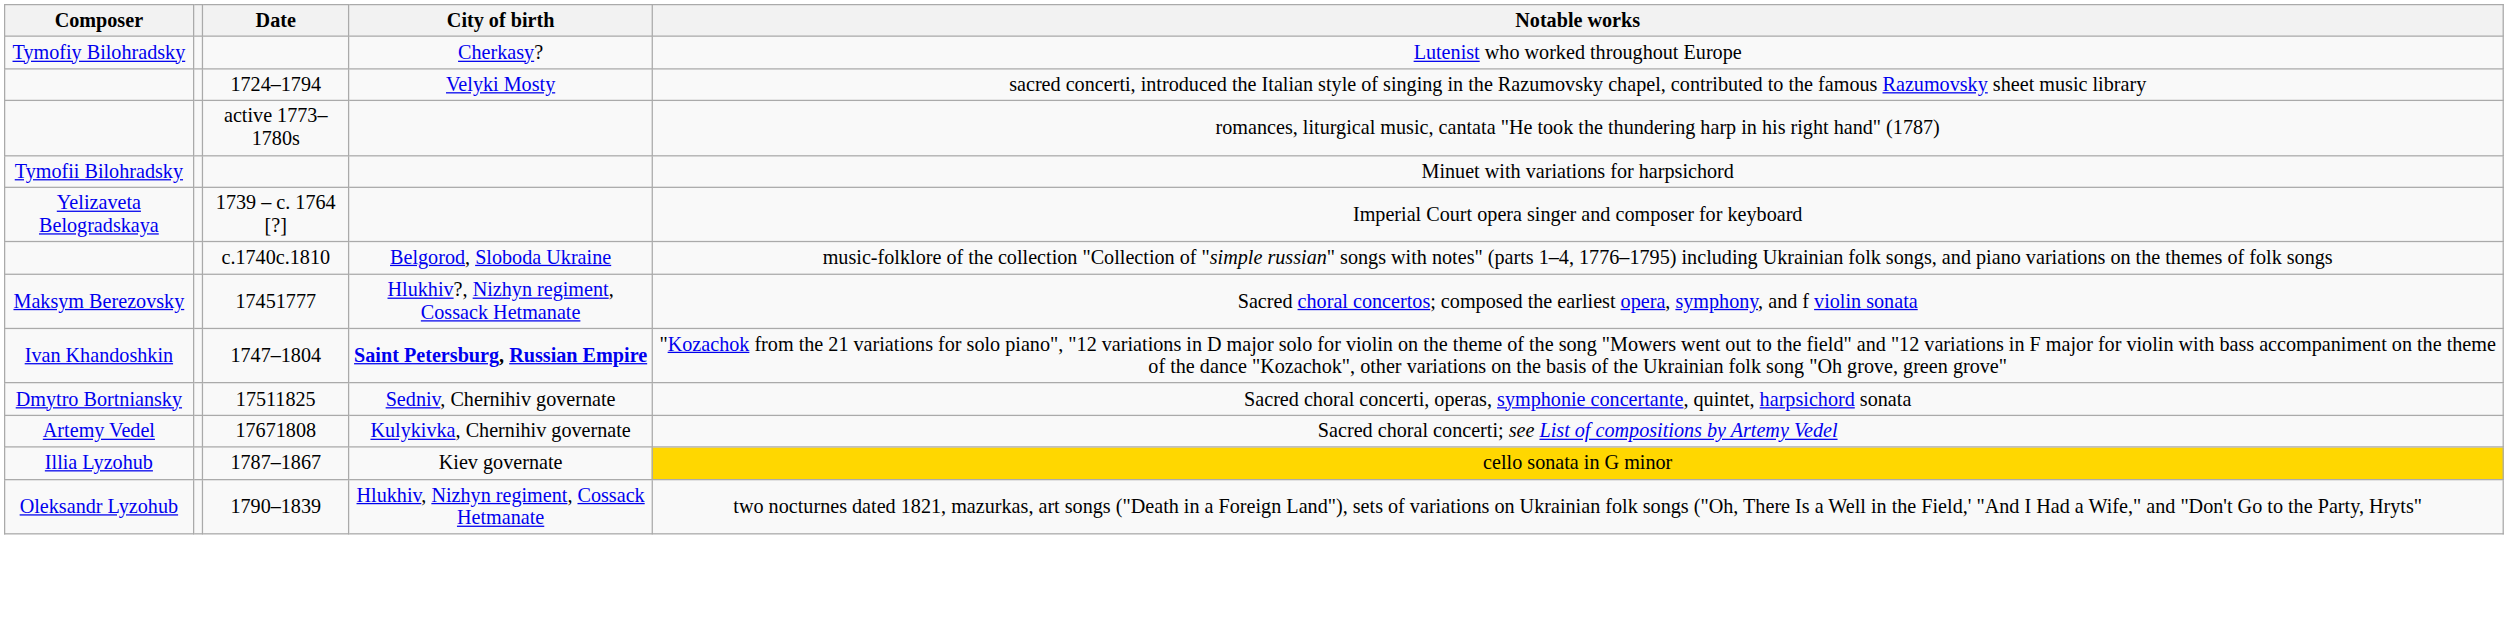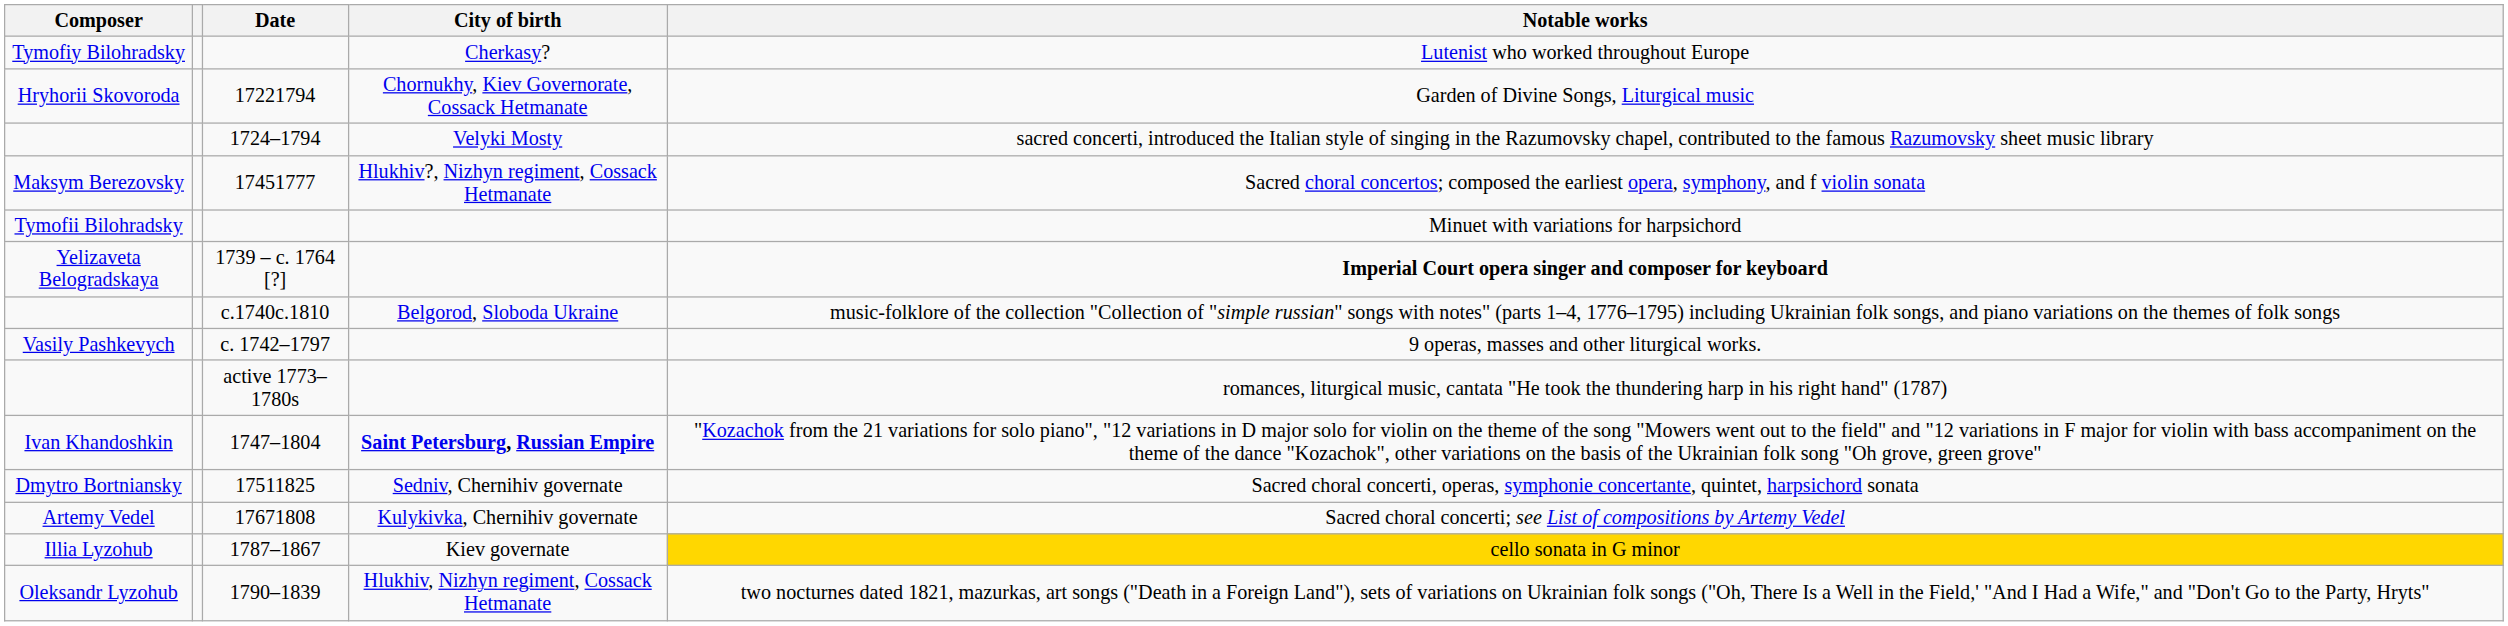+ row: (99, 95)
rows swapped: (99, 128) <-> (99, 300)
(1578, 214) normal -> (1585, 269) bold
+ row: (99, 344)
